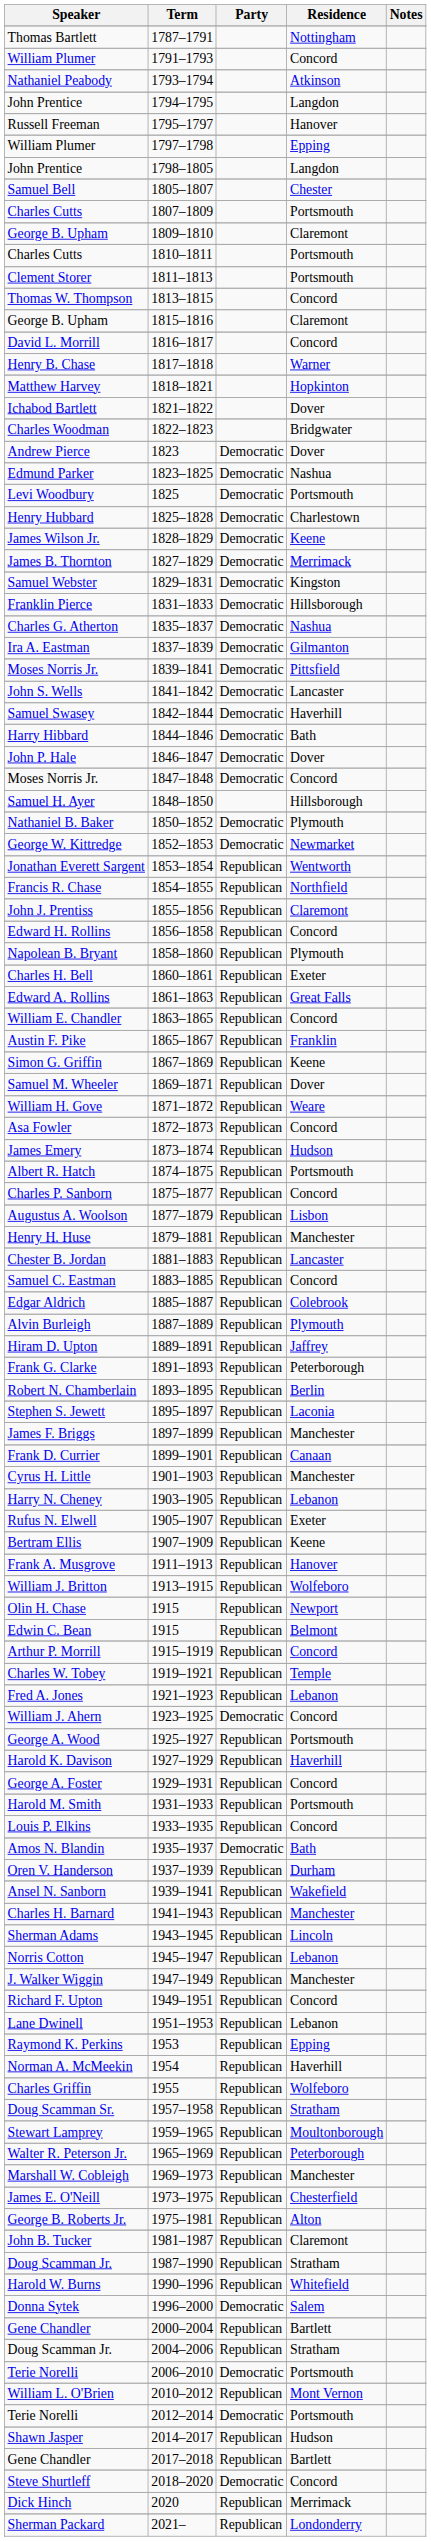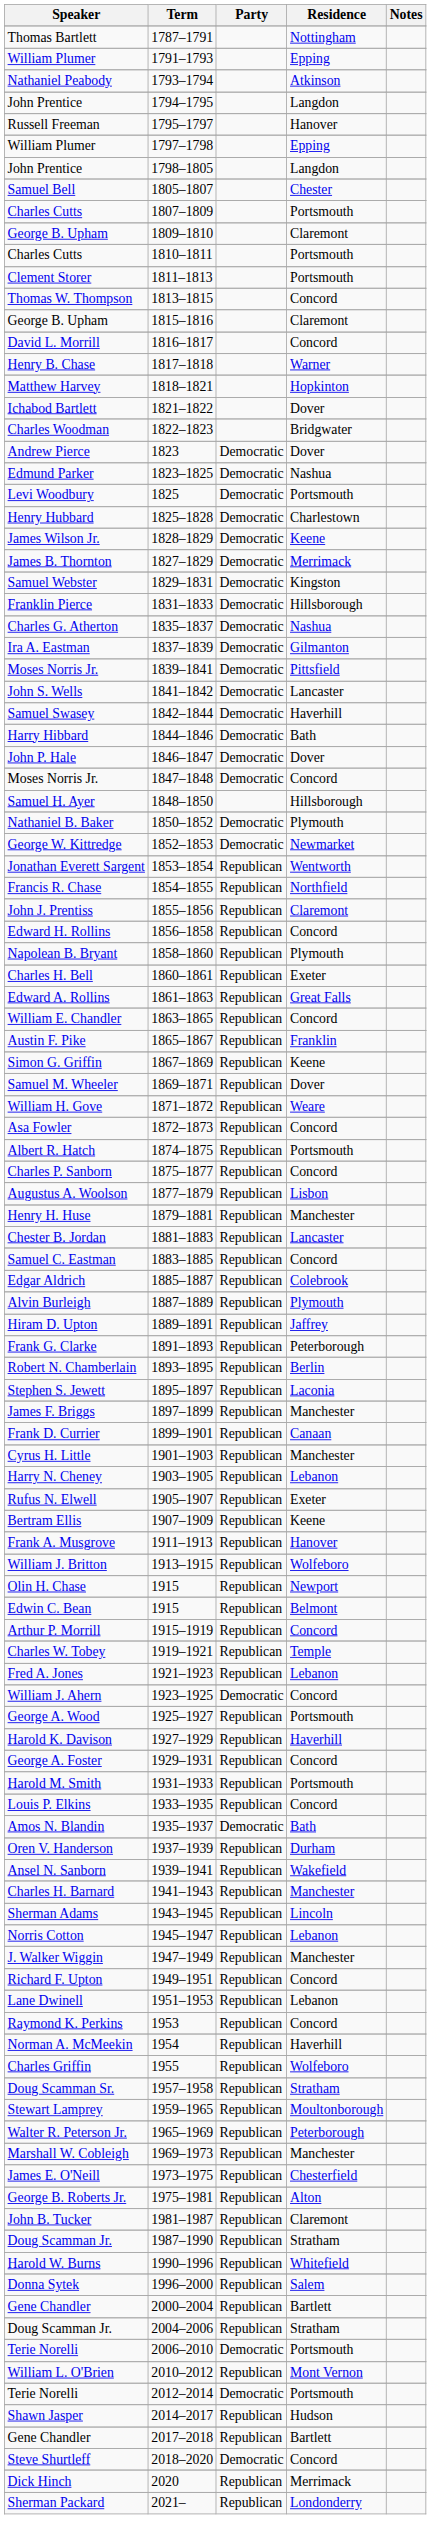(314, 59) Concord -> (310, 59) Epping
- row: (44, 1150)
(310, 2044) Epping -> (314, 2023) Concord
(252, 2306) Democratic -> (251, 2284) Republican
